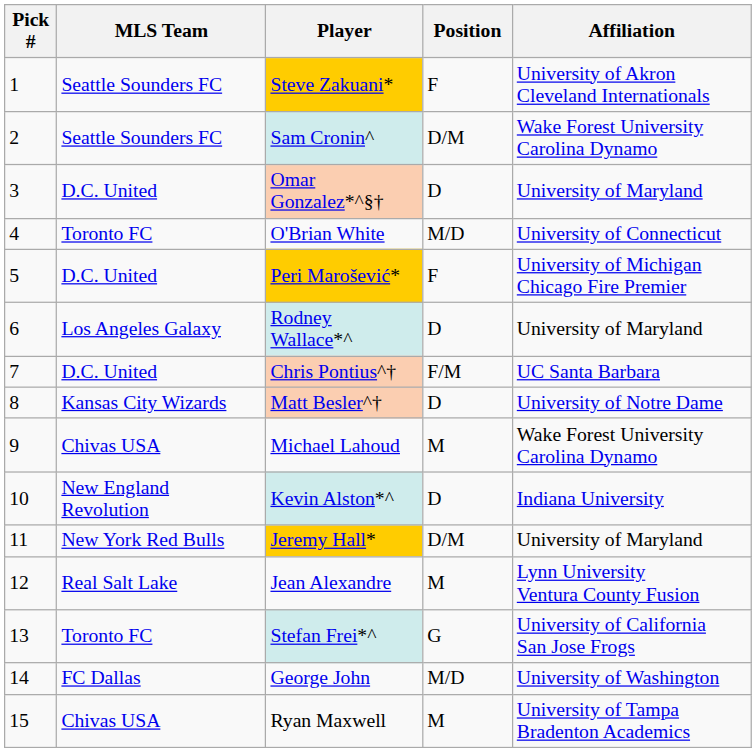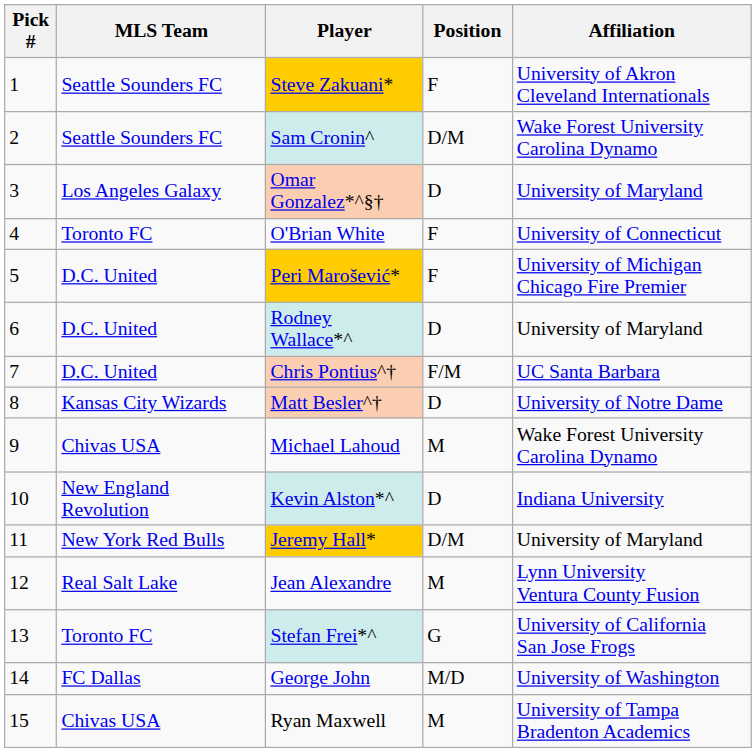(109, 191) D.C. United -> (141, 191) Los Angeles Galaxy
(446, 233) M/D -> (433, 233) F
(141, 329) Los Angeles Galaxy -> (109, 329) D.C. United
